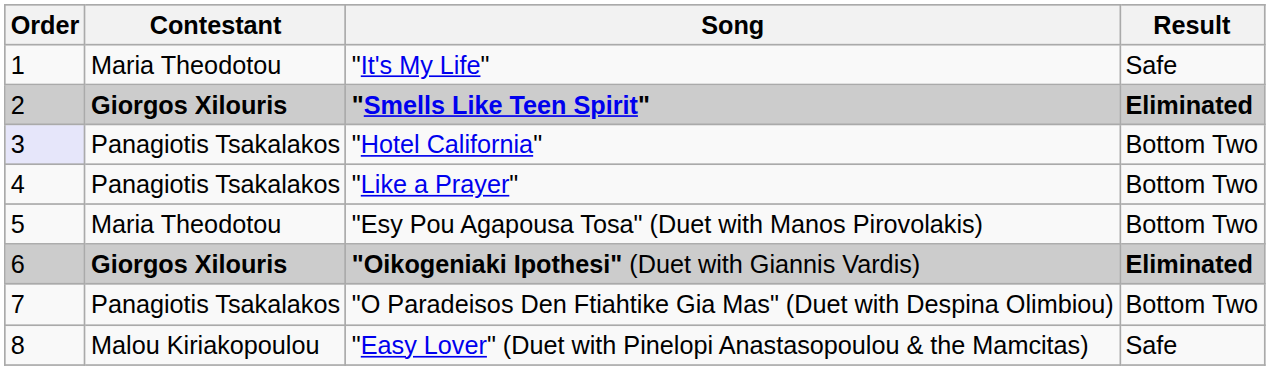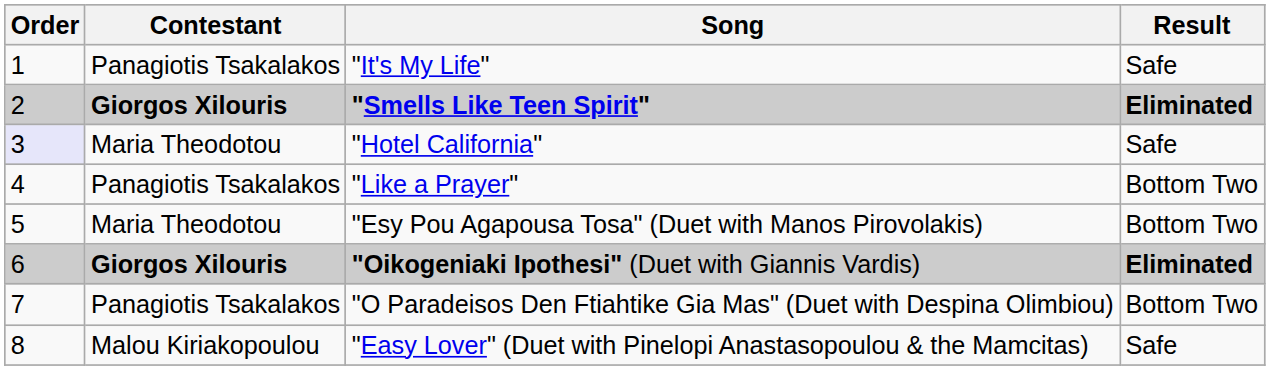(186, 65) Maria Theodotou -> (216, 65) Panagiotis Tsakalakos
(216, 145) Panagiotis Tsakalakos -> (186, 145) Maria Theodotou
(1192, 145) Bottom Two -> (1151, 145) Safe
